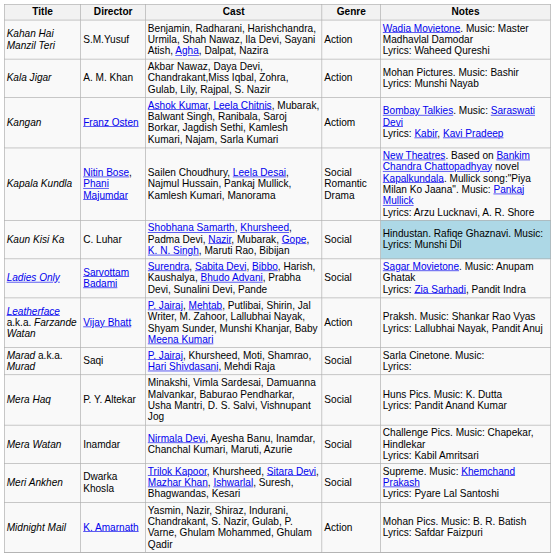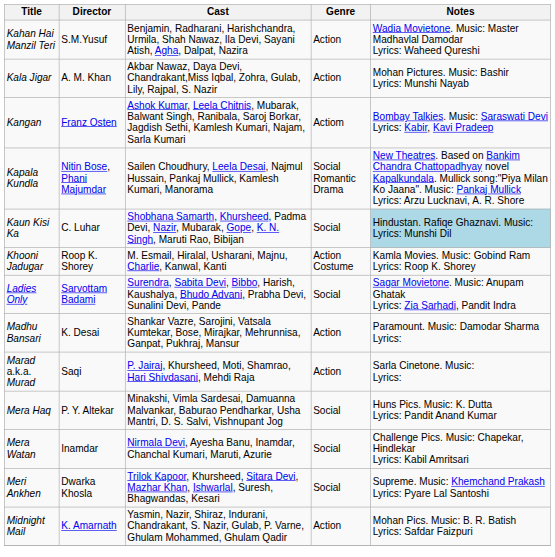+ row: (25, 261)
- row: (42, 322)
+ row: (24, 333)
(338, 361) Social -> (327, 371) Action
